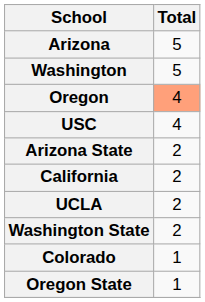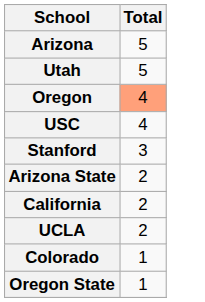+ row: (62, 71)
- row: (79, 71)
+ row: (62, 151)
- row: (79, 230)
